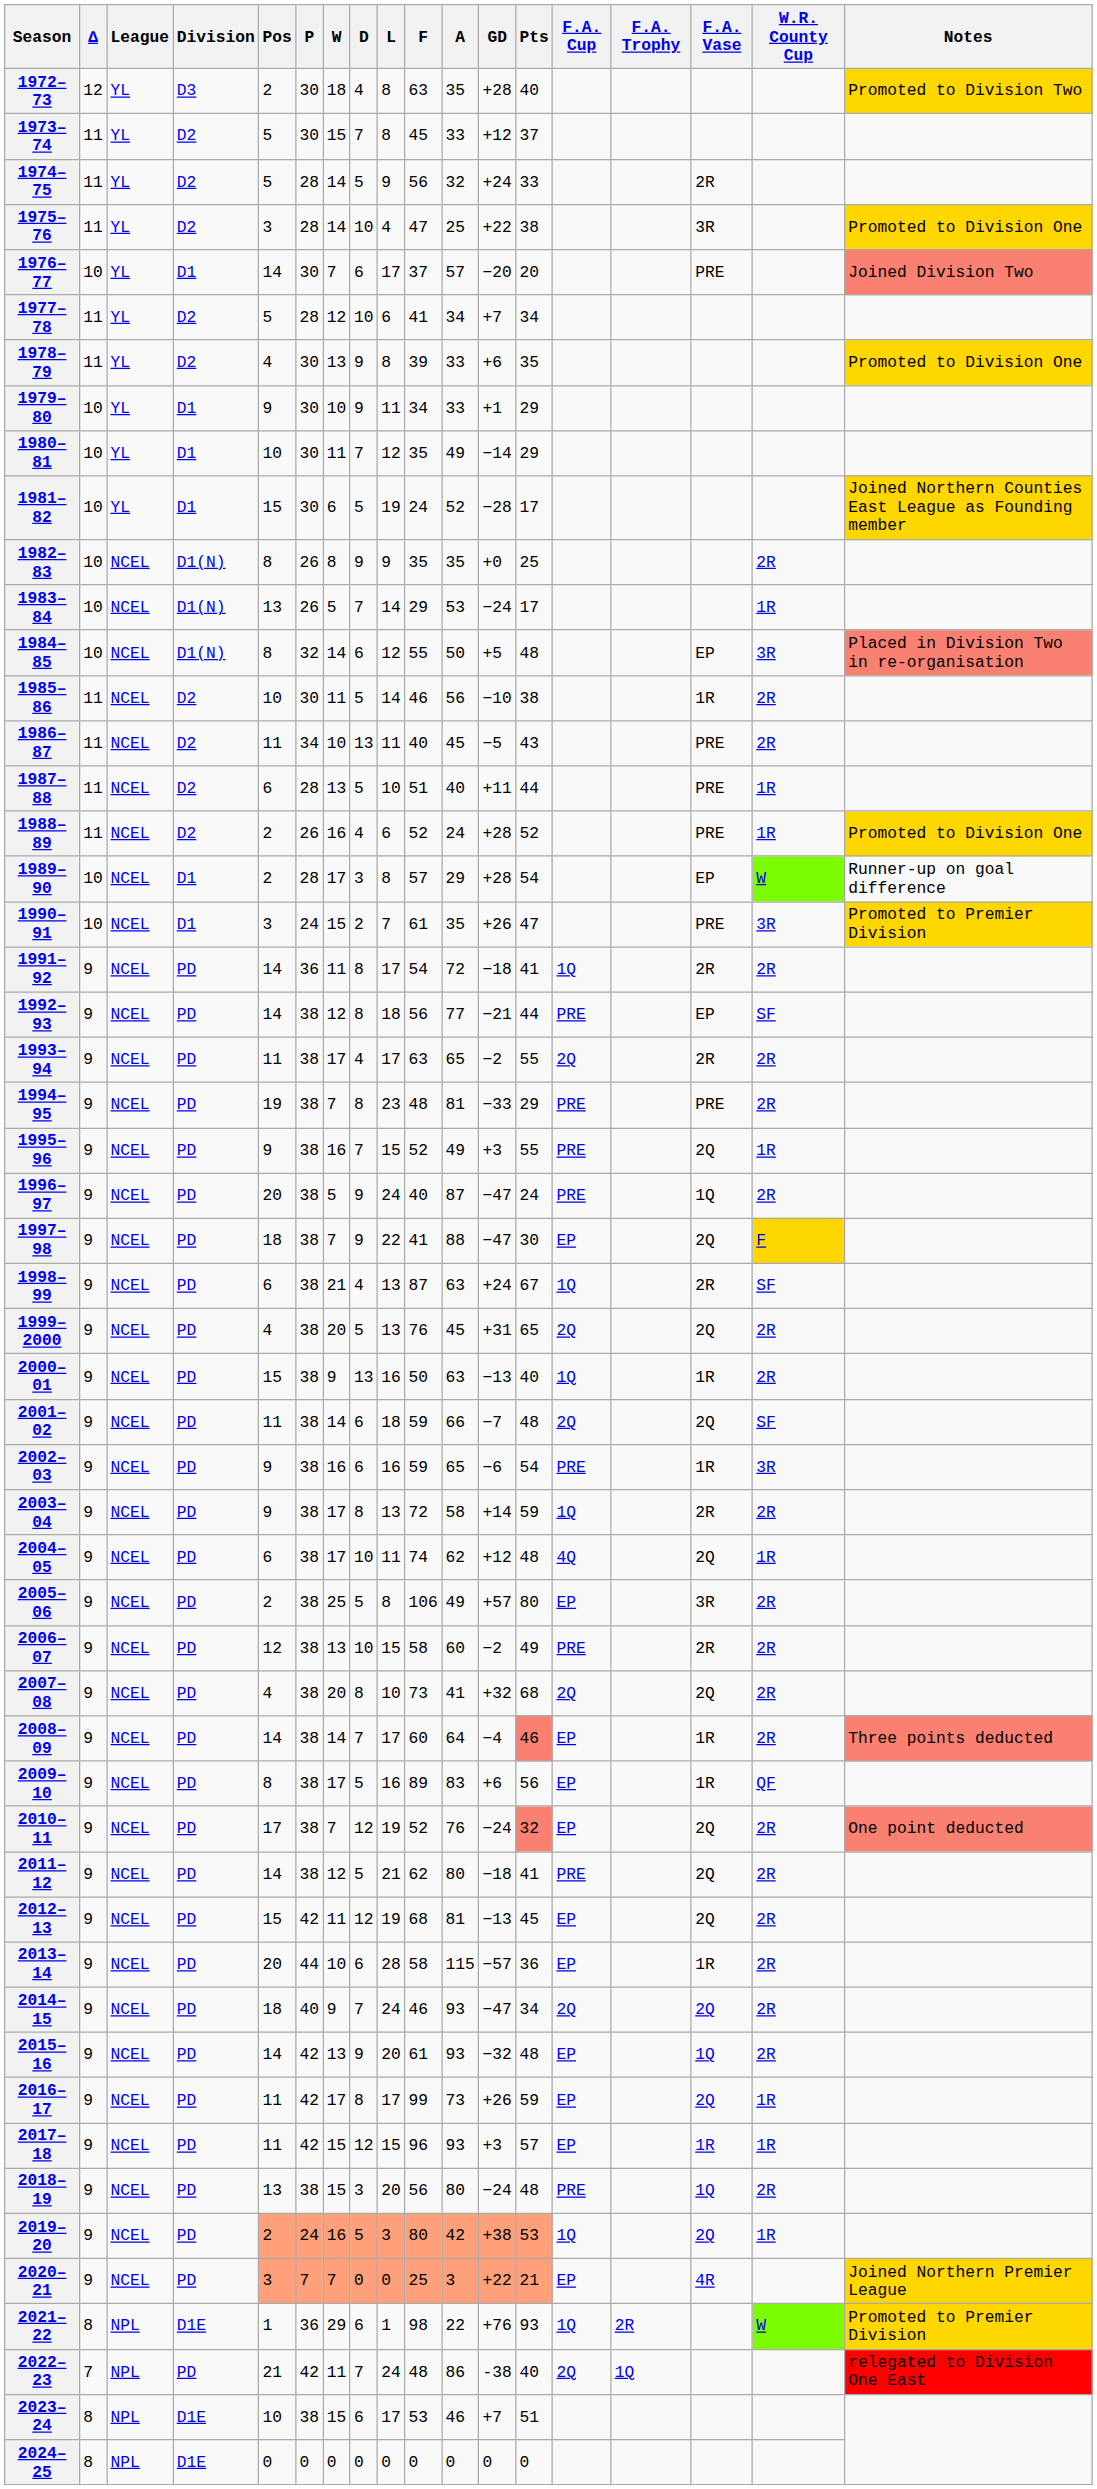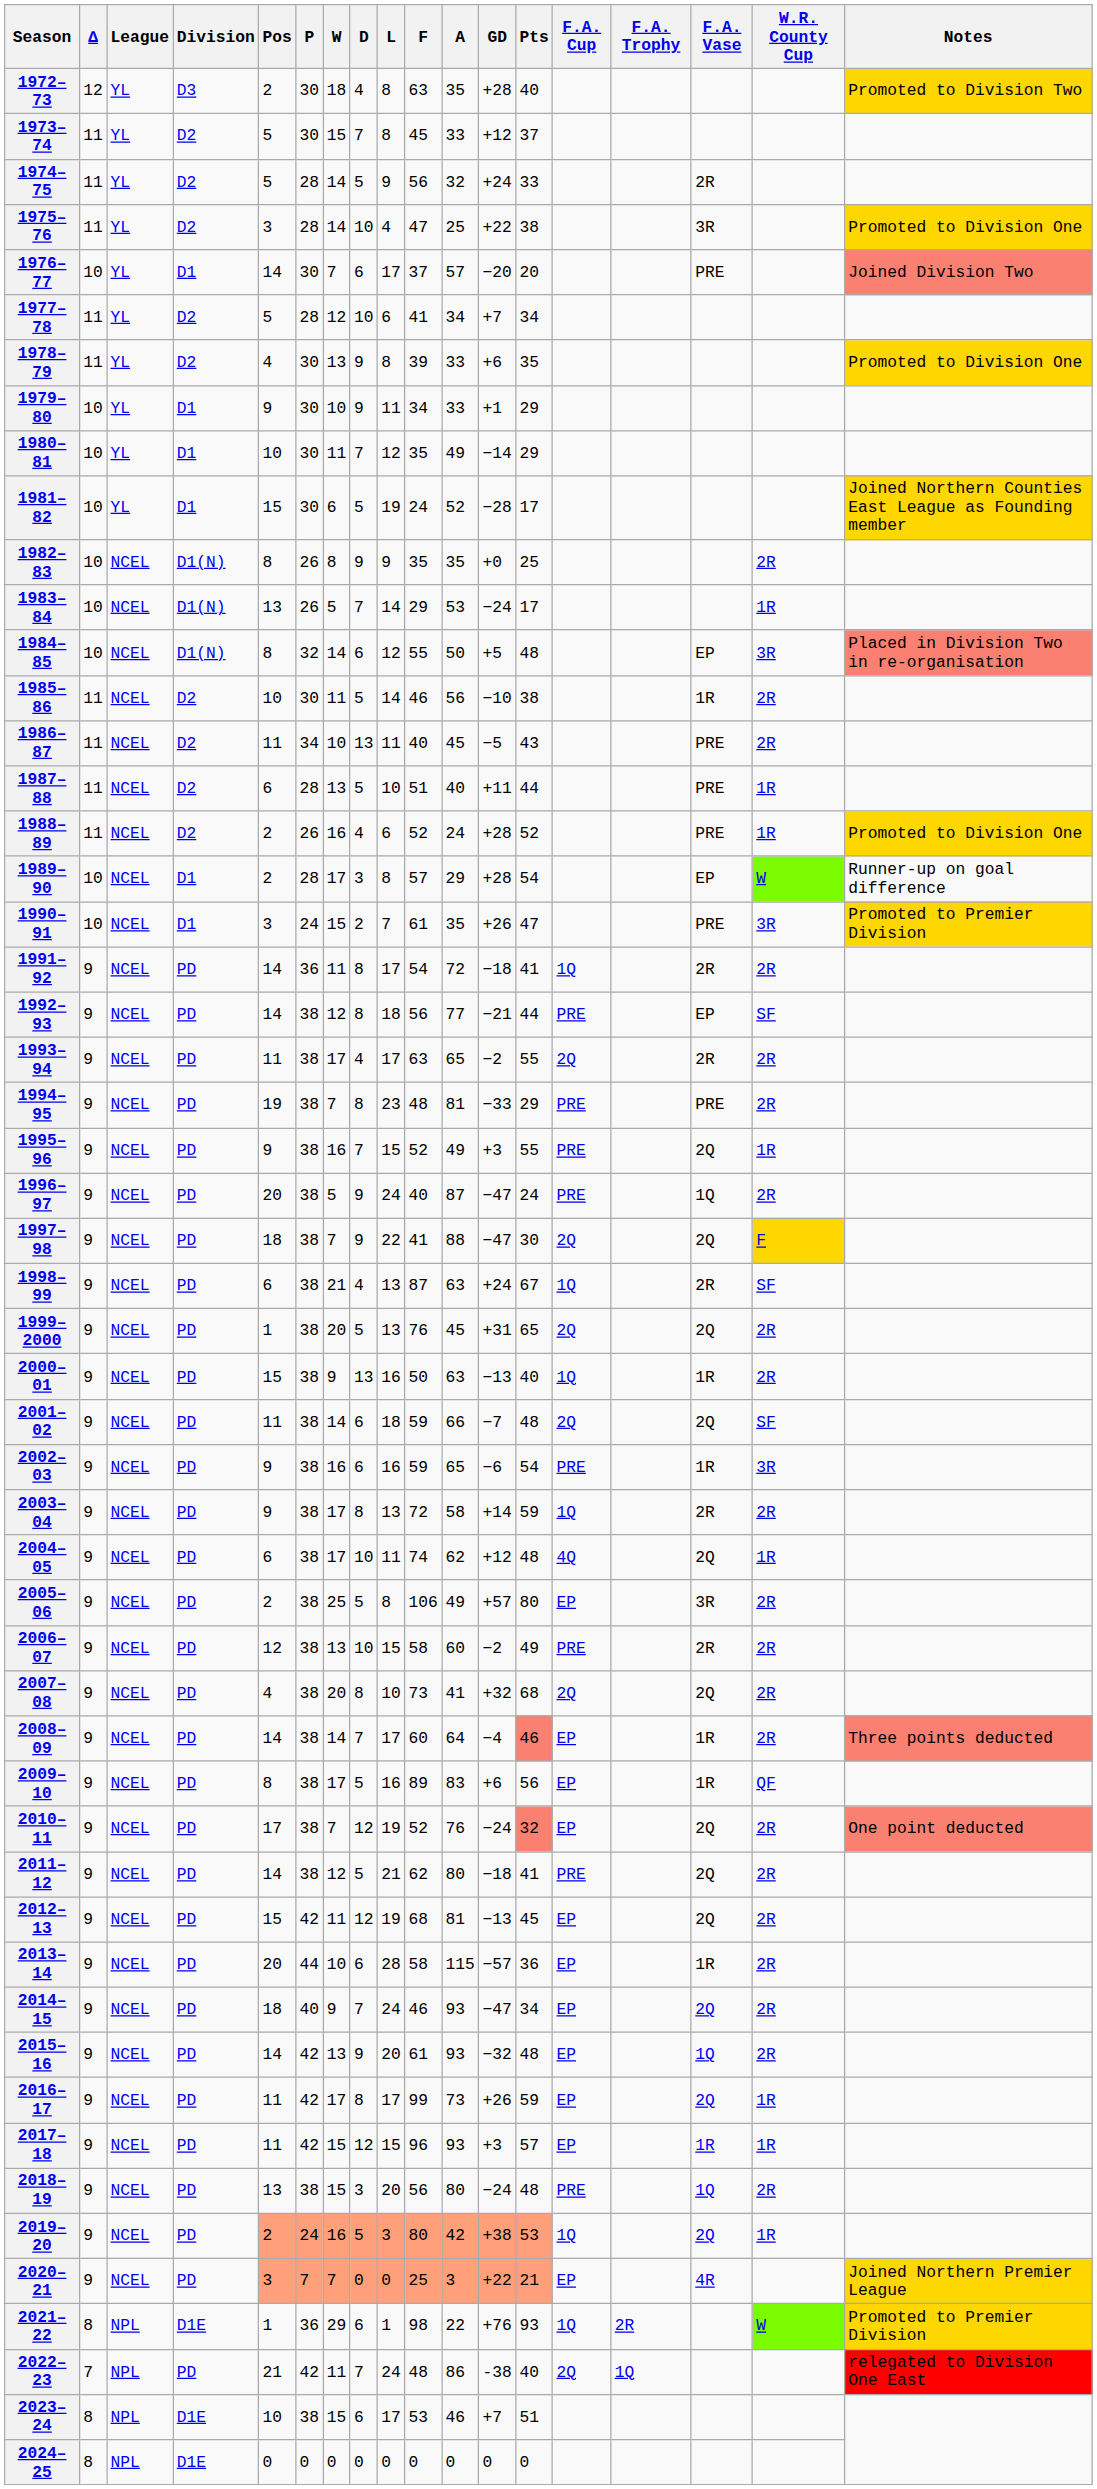(566, 1241) EP -> (566, 1241) 2Q
(267, 1331) 4 -> (267, 1331) 1
(566, 2010) 2Q -> (566, 2010) EP
